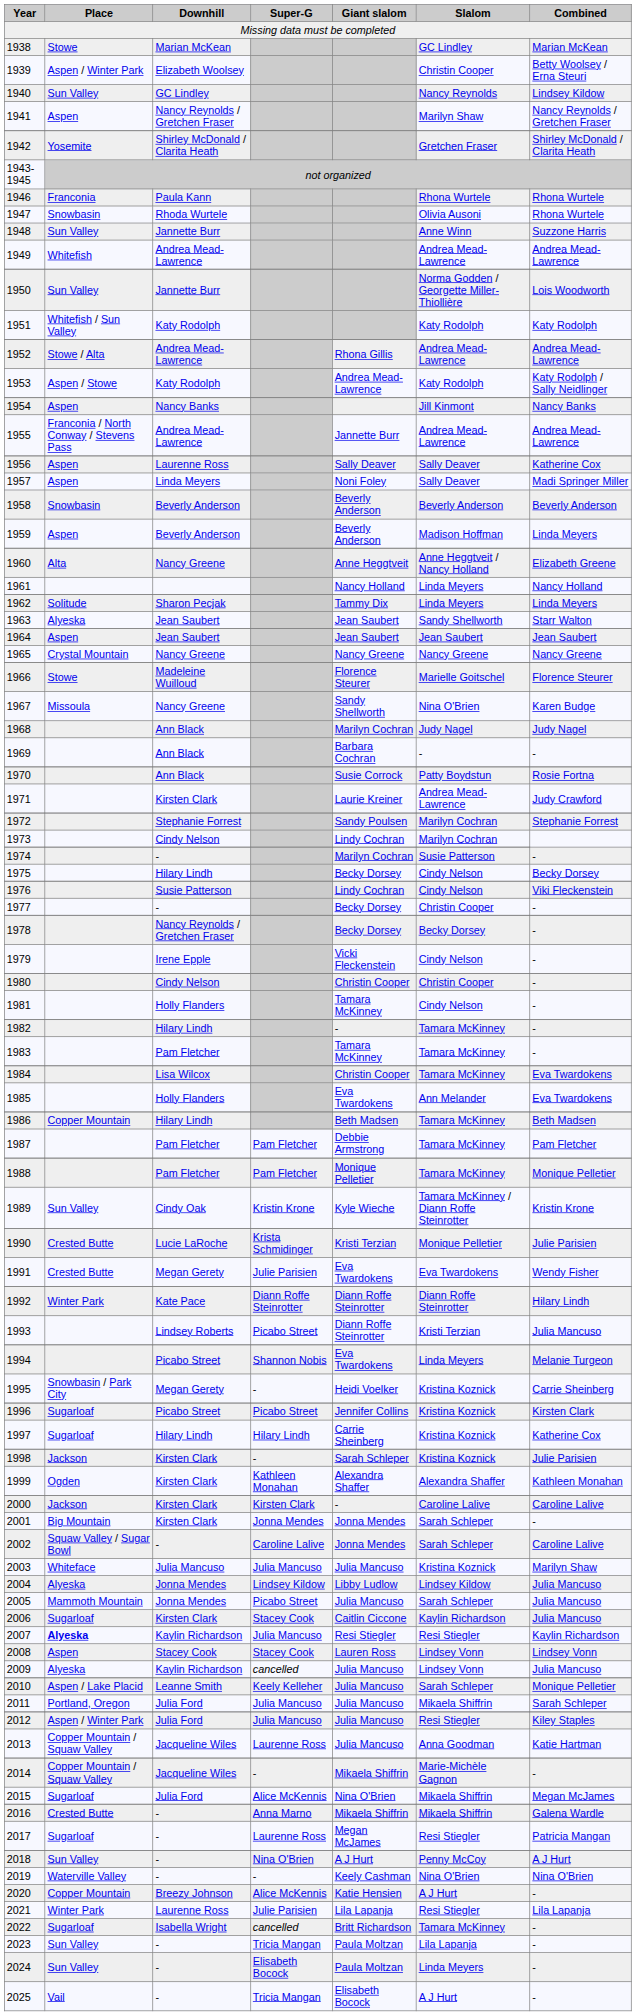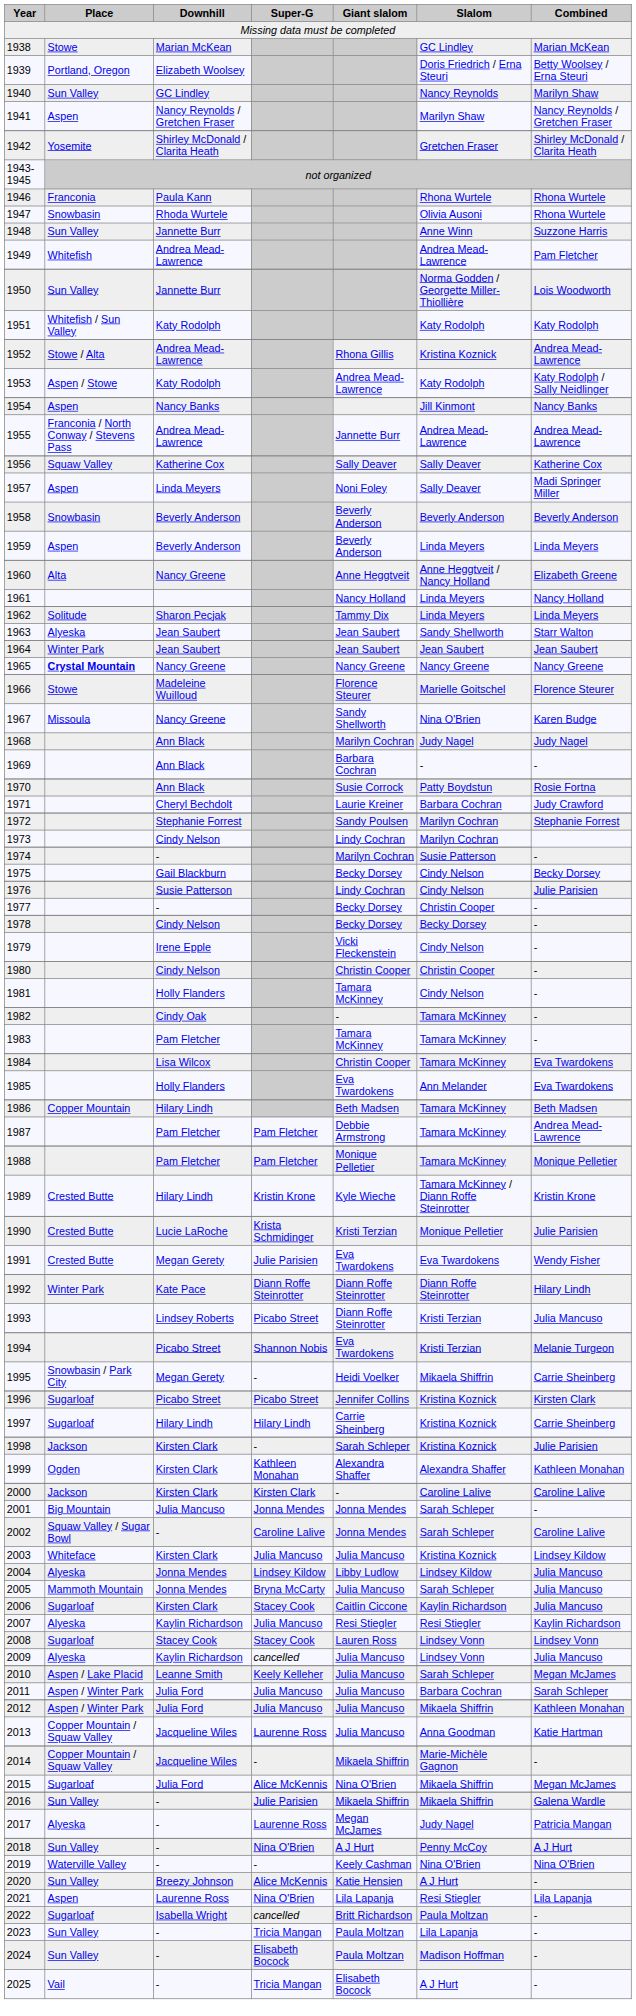(96, 70) Aspen / Winter Park -> (89, 70) Portland, Oregon
(456, 70) Christin Cooper -> (471, 70) Doris Friedrich / Erna Steuri
(568, 93) Lindsey Kildow -> (566, 93) Marilyn Shaw
(567, 255) Andrea Mead-Lawrence -> (566, 255) Pam Fletcher
(453, 354) Andrea Mead-Lawrence -> (458, 354) Kristina Koznick
(63, 464) Aspen -> (80, 464) Squaw Valley
(192, 464) Laurenne Ross -> (190, 464) Katherine Cox
(461, 534) Madison Hoffman -> (452, 546) Linda Meyers
(63, 637) Aspen -> (76, 649) Winter Park
(88, 654) normal -> (91, 666) bold
(186, 798) Kirsten Clark -> (194, 805) Cheryl Bechdolt
(453, 798) Andrea Mead-Lawrence -> (461, 805) Barbara Cochran
(184, 873) Hilary Lindh -> (191, 873) Gail Blackburn
(573, 890) Viki Fleckenstein -> (566, 890) Julie Parisien
(198, 930) Nancy Reynolds / Gretchen Fraser -> (188, 924) Cindy Nelson
(184, 1028) Hilary Lindh -> (181, 1016) Cindy Oak
(564, 1144) Pam Fletcher -> (568, 1131) Andrea Mead-Lawrence
(73, 1208) Sun Valley -> (81, 1196) Crested Butte
(181, 1208) Cindy Oak -> (184, 1196) Hilary Lindh
(451, 1359) Linda Meyers -> (450, 1347) Kristi Terzian
(457, 1388) Kristina Koznick -> (456, 1376) Mikaela Shiffrin
(567, 1435) Katherine Cox -> (574, 1423) Carrie Sheinberg
(186, 1521) Kirsten Clark -> (190, 1509) Julia Mancuso
(190, 1567) Julia Mancuso -> (187, 1555) Kirsten Clark
(565, 1567) Marilyn Shaw -> (570, 1555) Lindsey Kildow
(285, 1601) Picabo Street -> (289, 1589) Bryna McCarty
(68, 1635) bold -> (66, 1623) normal
(63, 1652) Aspen -> (71, 1640) Sugarloaf
(574, 1686) Monique Pelletier -> (575, 1674) Megan McJames
(89, 1703) Portland, Oregon -> (96, 1691) Aspen / Winter Park
(455, 1703) Mikaela Shiffrin -> (461, 1691) Barbara Cochran
(449, 1720) Resi Stiegler -> (456, 1708) Mikaela Shiffrin
(564, 1720) Kiley Staples -> (579, 1708) Kathleen Monahan
(81, 1813) Crested Butte -> (73, 1801) Sun Valley
(282, 1813) Anna Marno -> (286, 1801) Julie Parisien
(71, 1836) Sugarloaf -> (66, 1824) Alyeska
(449, 1836) Resi Stiegler -> (447, 1824) Judy Nagel
(89, 1893) Copper Mountain -> (73, 1881) Sun Valley
(76, 1910) Winter Park -> (63, 1898) Aspen
(285, 1910) Julie Parisien -> (284, 1898) Nina O'Brien
(462, 1927) Tamara McKinney -> (454, 1915) Paula Moltzan
(451, 1967) Linda Meyers -> (462, 1955) Madison Hoffman
